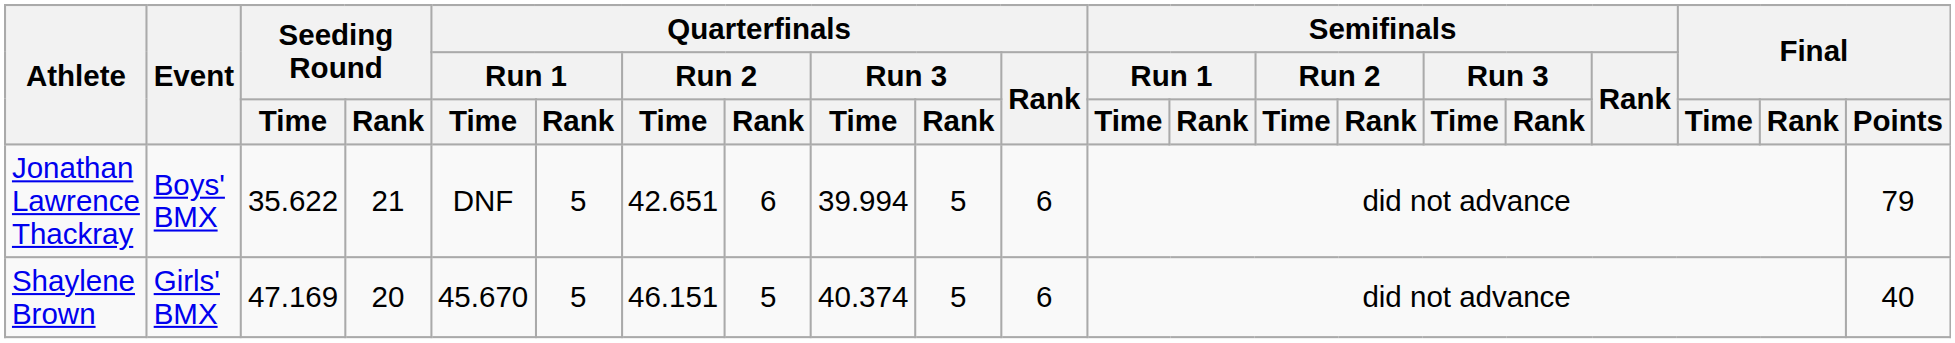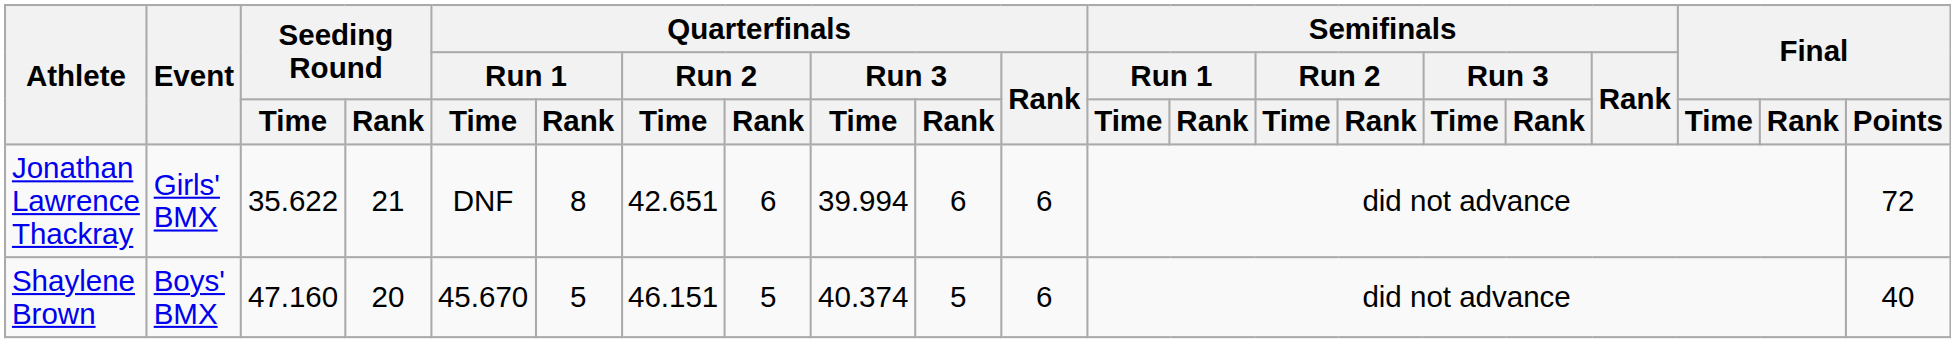(189, 201) Boys' BMX -> (187, 201) Girls' BMX
(578, 201) 5 -> (578, 201) 8
(958, 201) 5 -> (958, 201) 6
(1898, 201) 79 -> (1898, 201) 72
(187, 297) Girls' BMX -> (189, 297) Boys' BMX
(293, 297) 47.169 -> (293, 297) 47.160
